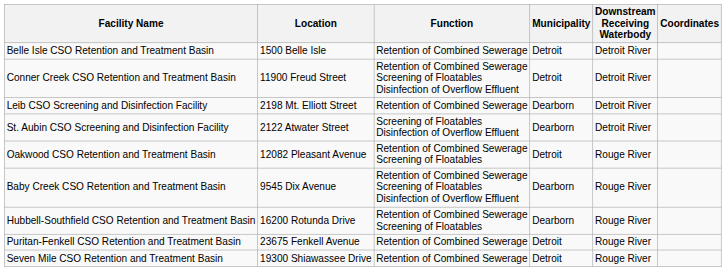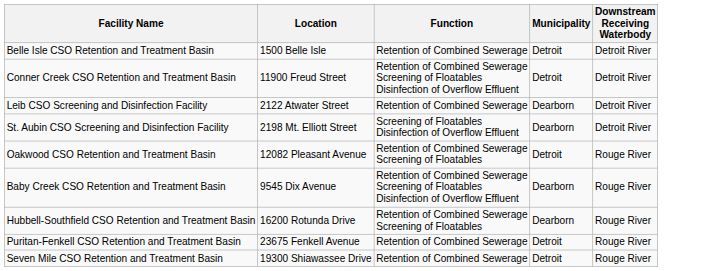- column: (690, 23)
(308, 105) 2198 Mt. Elliott Street -> (304, 105) 2122 Atwater Street
(304, 127) 2122 Atwater Street -> (308, 127) 2198 Mt. Elliott Street
